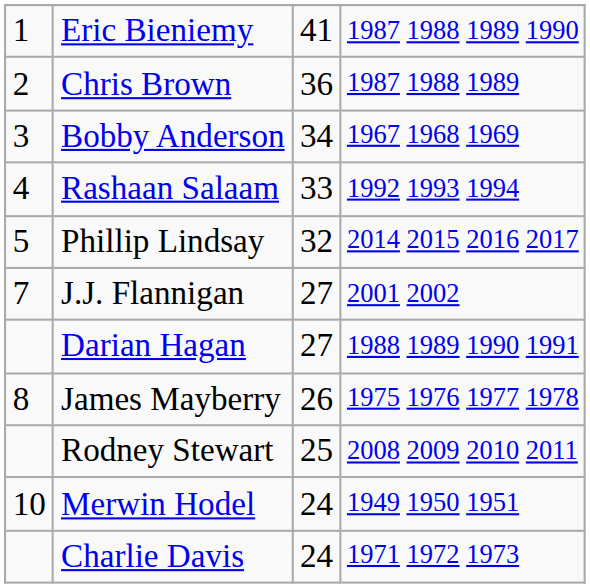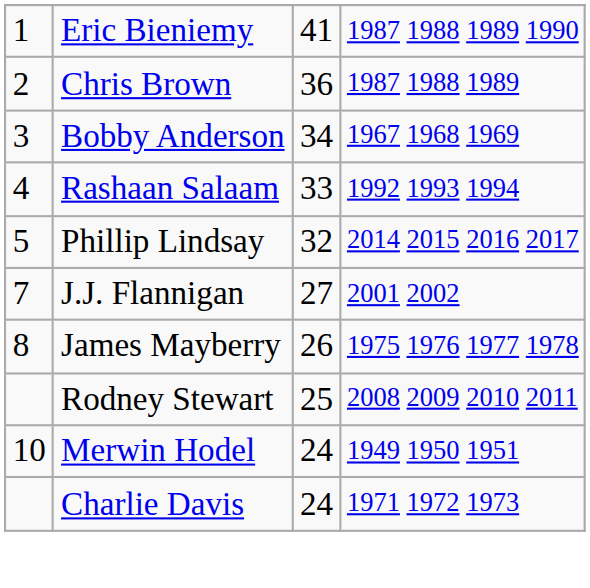- row: (153, 345)
